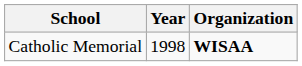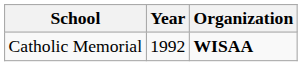(168, 46) 1998 -> (168, 46) 1992
